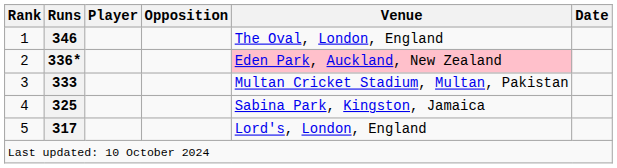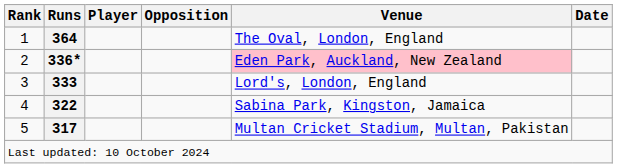(65, 39) 346 -> (65, 39) 364
(402, 84) Multan Cricket Stadium, Multan, Pakistan -> (331, 84) Lord's, London, England
(65, 107) 325 -> (65, 107) 322
(331, 129) Lord's, London, England -> (402, 129) Multan Cricket Stadium, Multan, Pakistan
